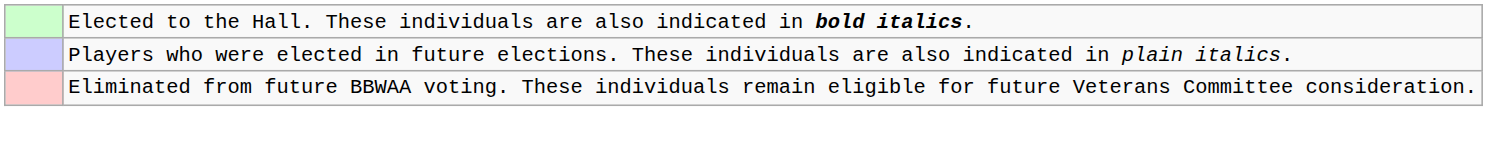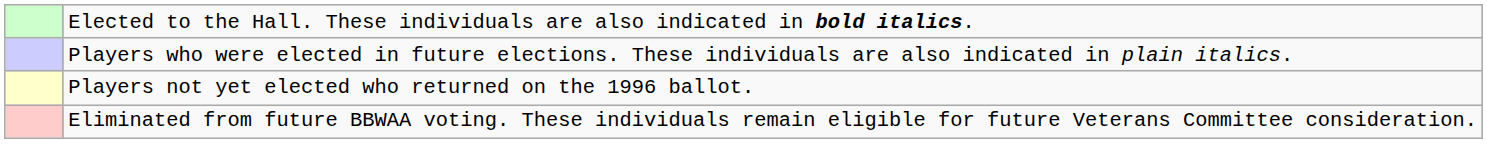+ row: (411, 88)
